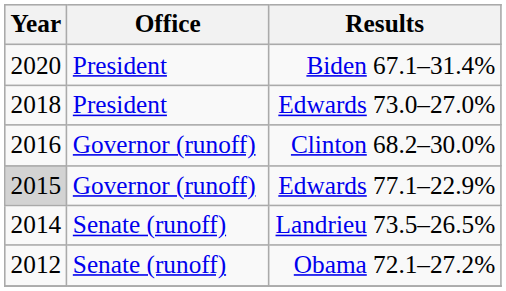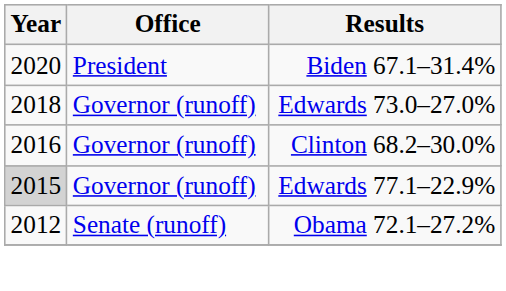(120, 104) President -> (164, 104) Governor (runoff)
- row: (385, 225)
